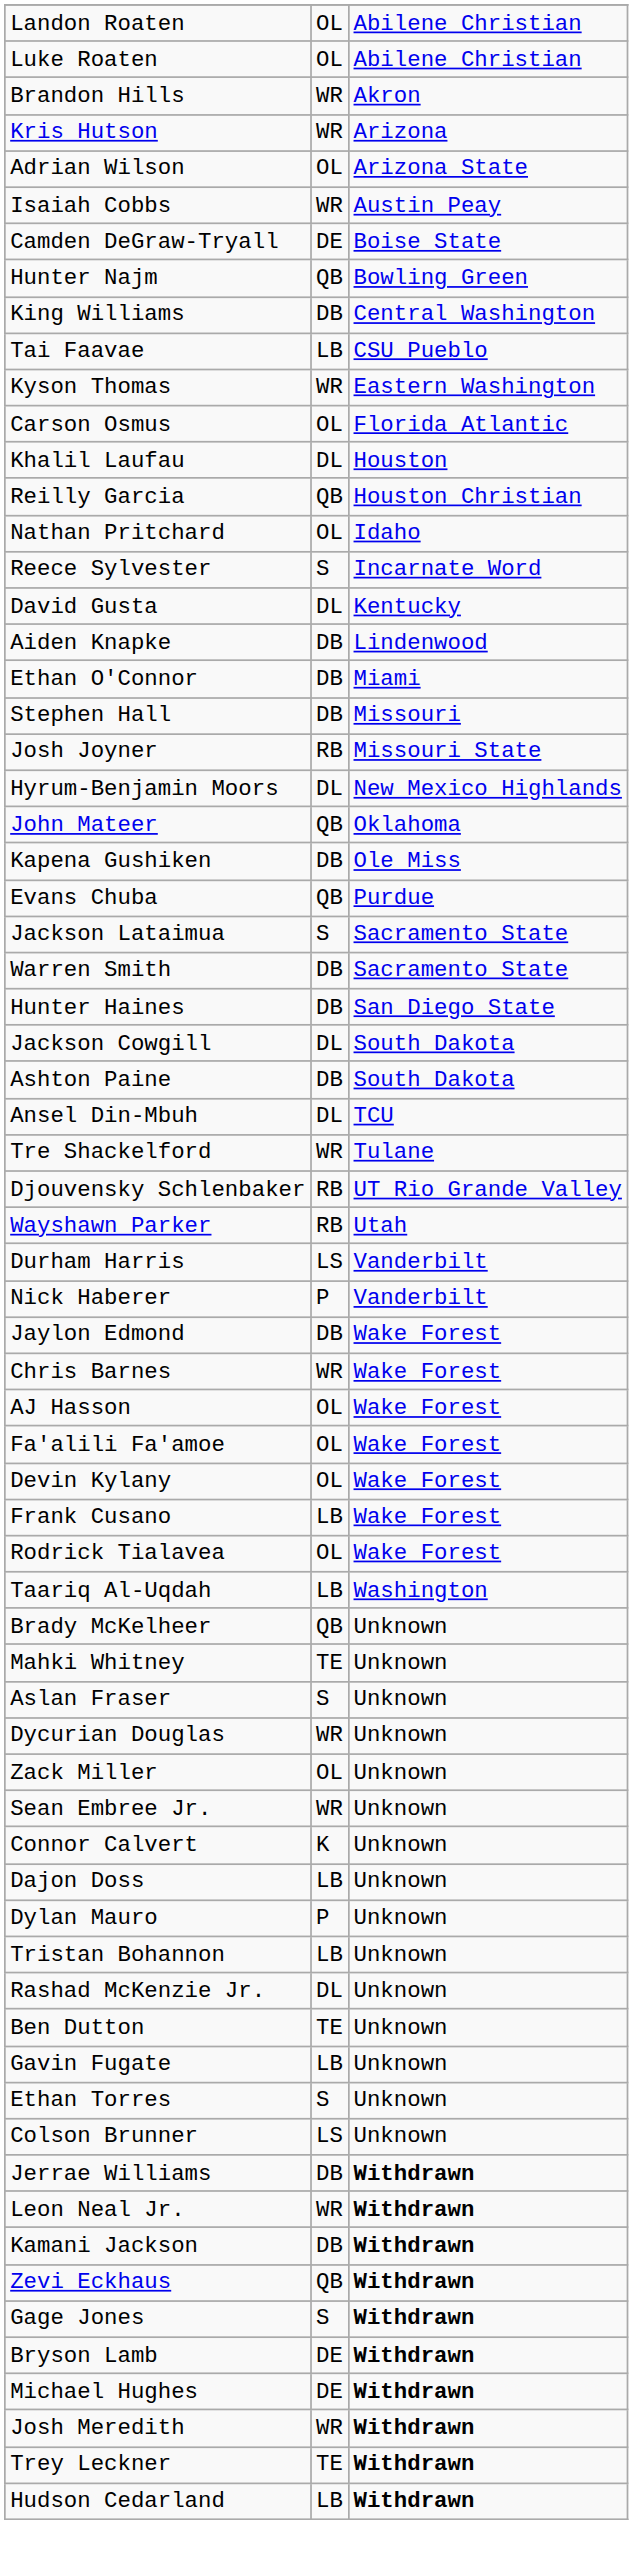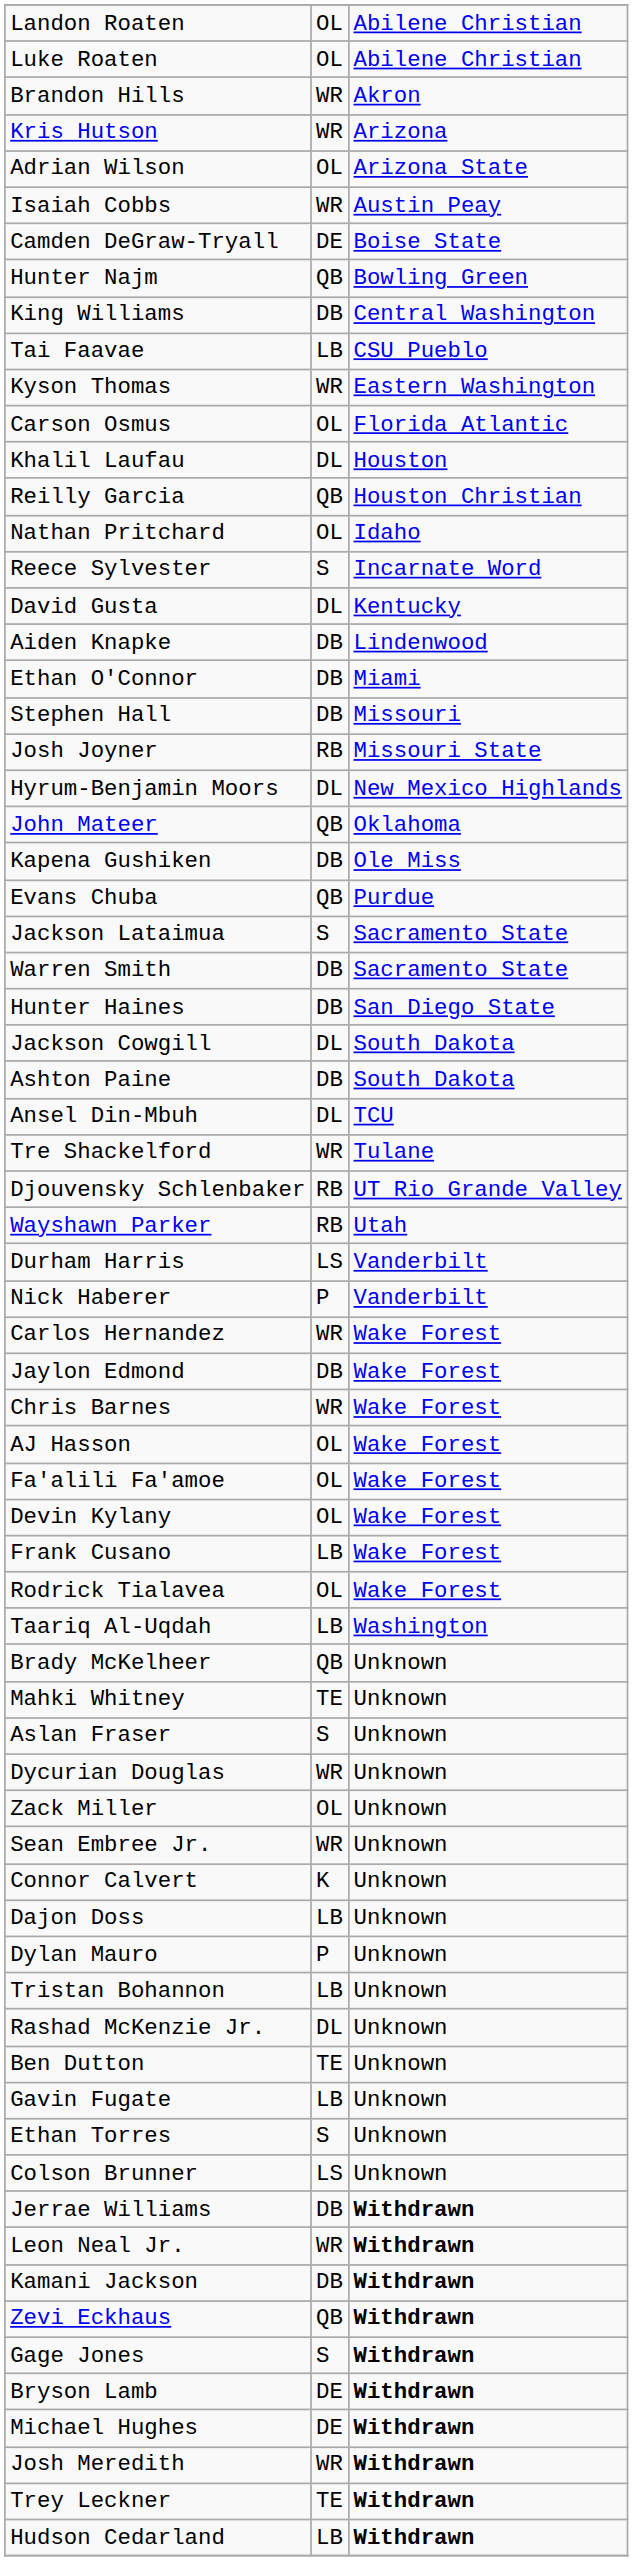+ row: (118, 1335)
